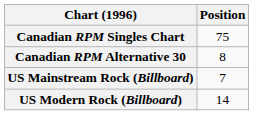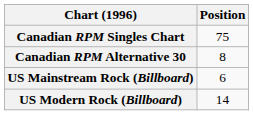(223, 78) 7 -> (223, 78) 6
